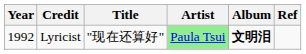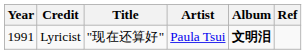(21, 37) 1992 -> (21, 37) 1991
(198, 37) lightgreen background -> (198, 37) no background
